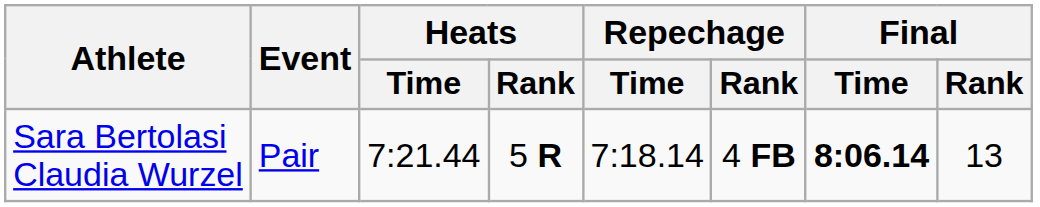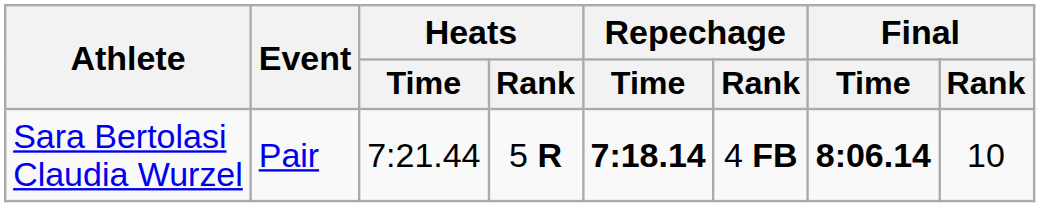(647, 156) normal -> (648, 156) bold
(984, 156) 13 -> (986, 156) 10
